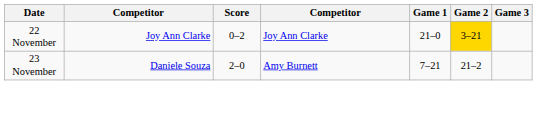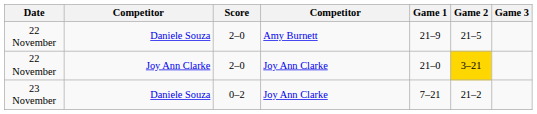+ row: (34, 36)
(237, 36) 0–2 -> (237, 66) 2–0
(237, 66) 2–0 -> (237, 95) 0–2
(290, 66) Amy Burnett -> (296, 95) Joy Ann Clarke
